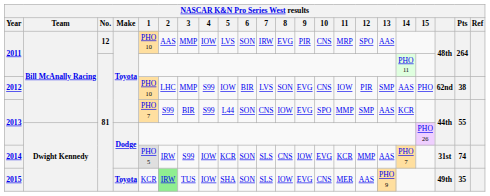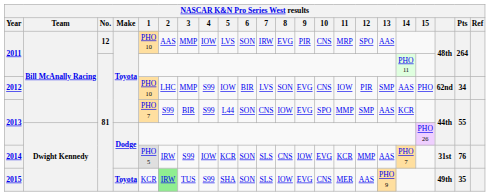(462, 88) 38 -> (462, 88) 34
(462, 157) 74 -> (462, 157) 76
(209, 179) IOW -> (209, 179) S99
